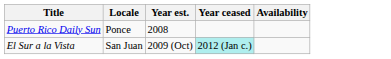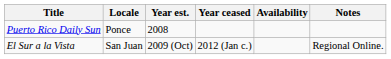+ column: (348, 12)
(225, 45) paleturquoise background -> (225, 45) no background
